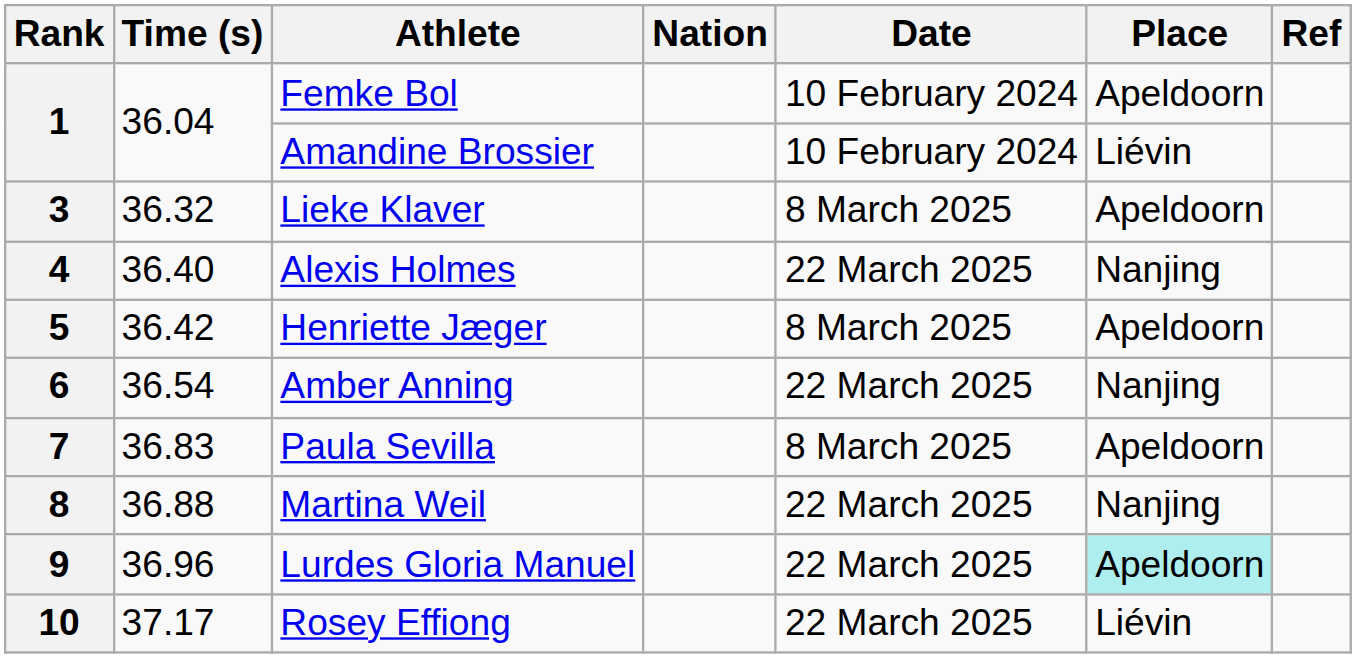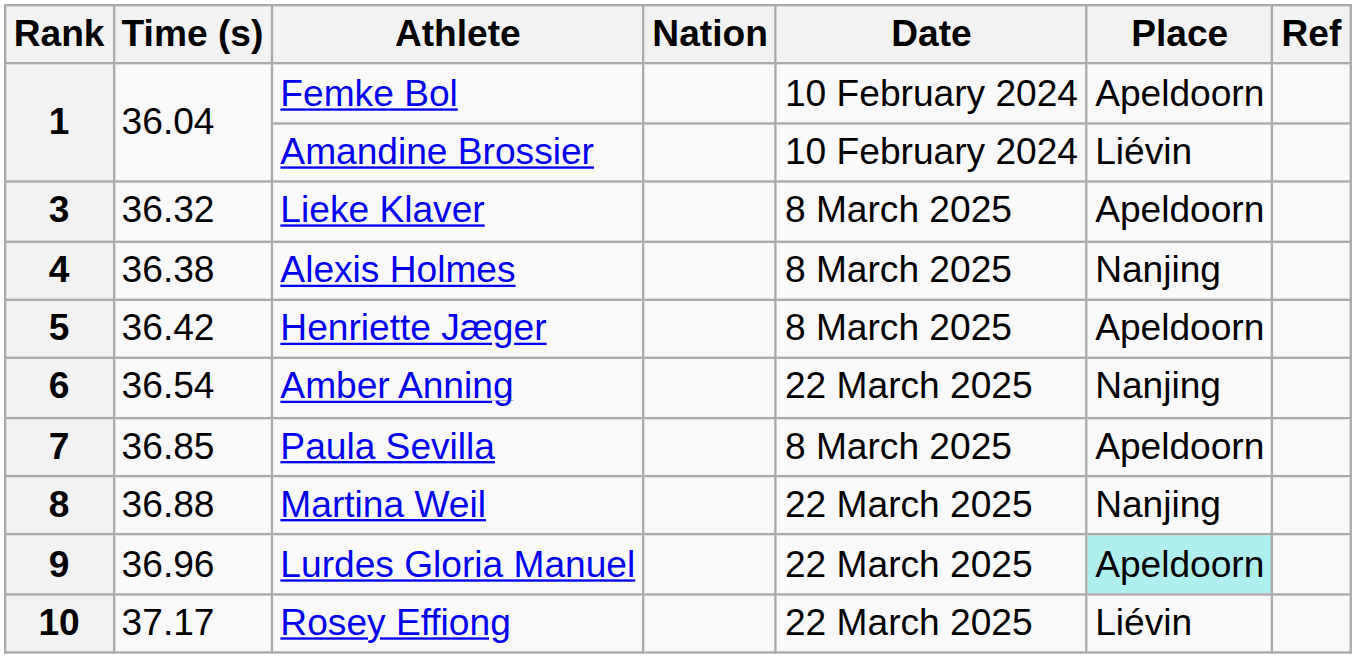(168, 269) 36.40 -> (168, 269) 36.38
(909, 269) 22 March 2025 -> (898, 269) 8 March 2025
(168, 446) 36.83 -> (168, 446) 36.85
